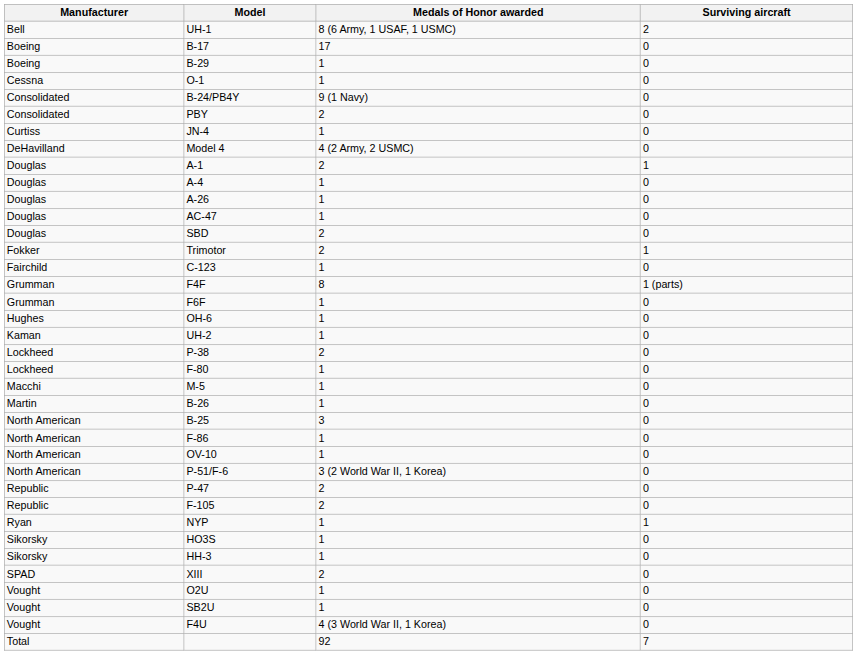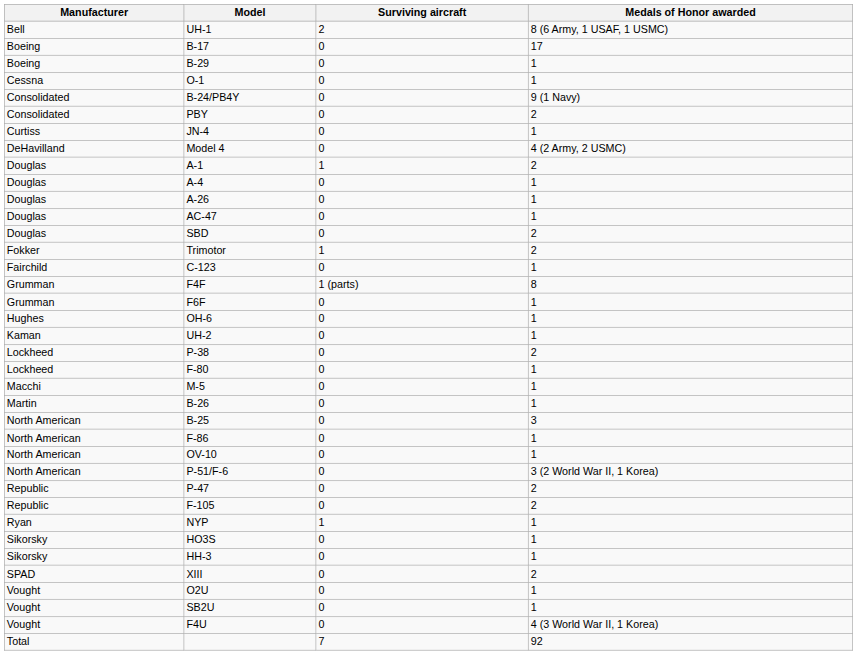columns swapped: (478, 13) <-> (747, 13)
